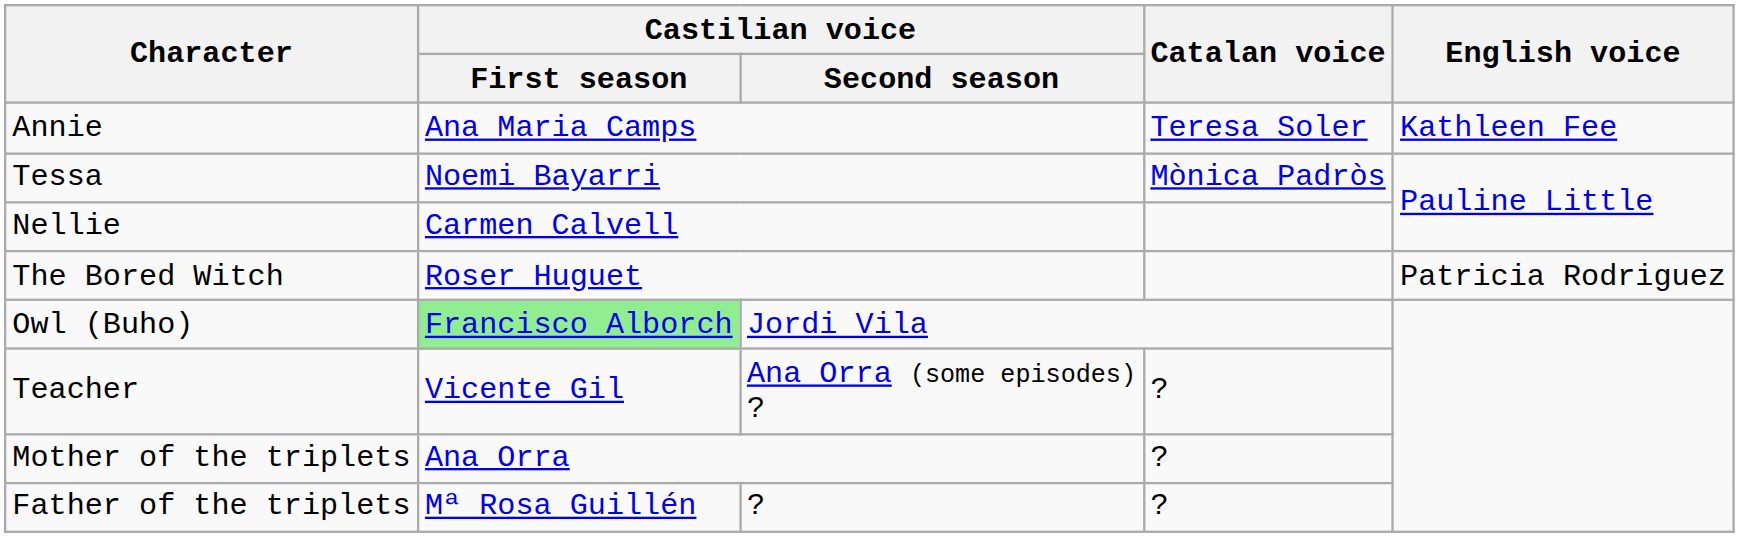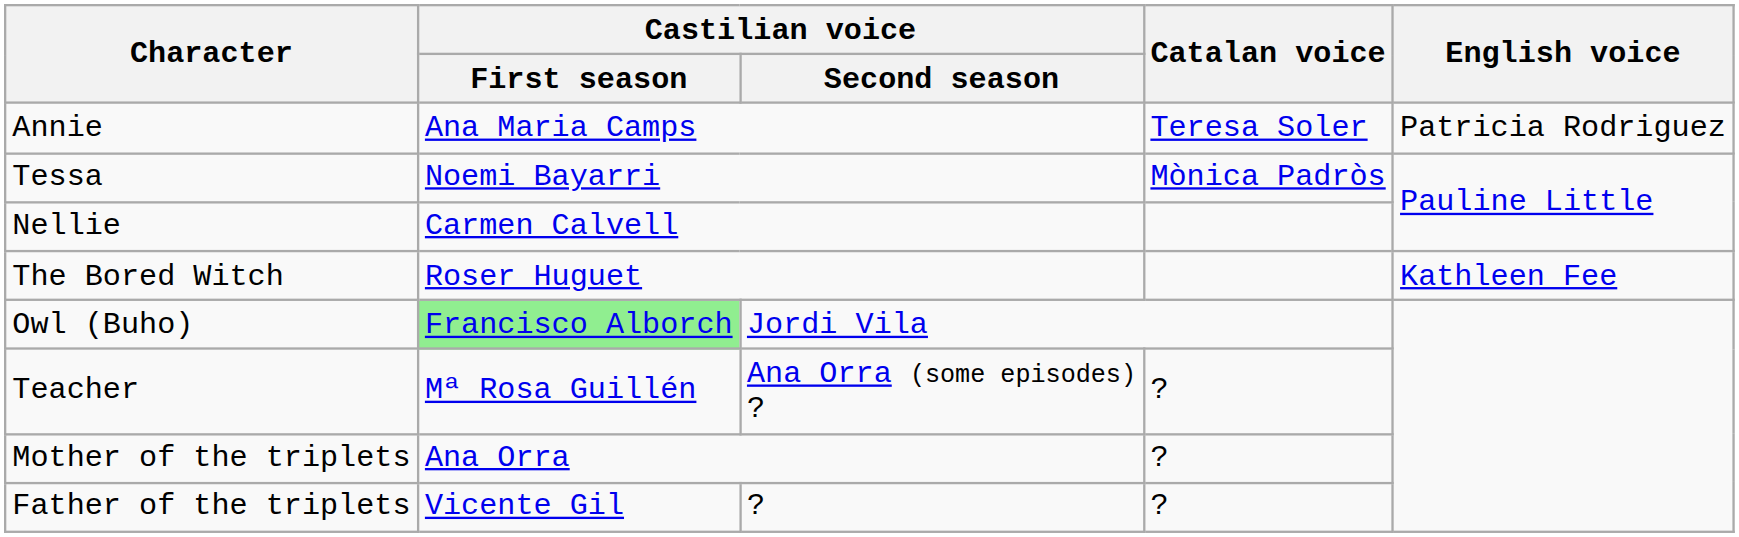(1563, 128) Kathleen Fee -> (1563, 128) Patricia Rodriguez
(1563, 276) Patricia Rodriguez -> (1563, 276) Kathleen Fee
(579, 391) Vicente Gil -> (579, 391) Mª Rosa Guillén
(579, 507) Mª Rosa Guillén -> (579, 507) Vicente Gil
